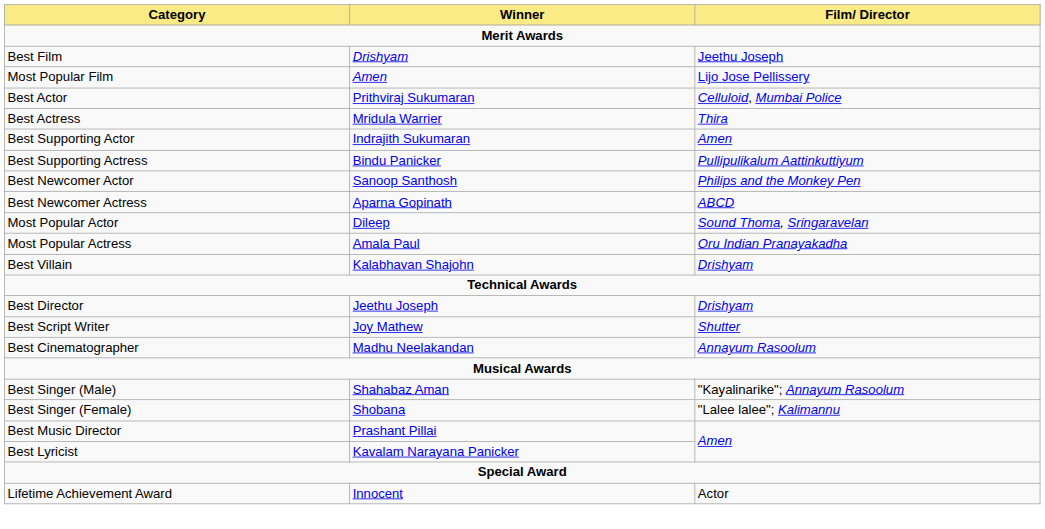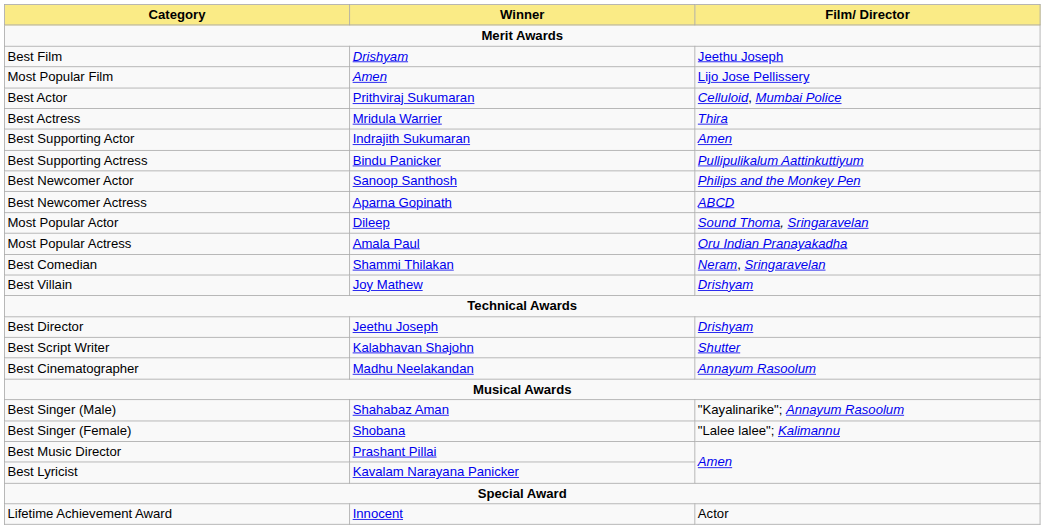+ row: (52, 264)
(413, 264) Kalabhavan Shajohn -> (388, 285) Joy Mathew
(388, 327) Joy Mathew -> (413, 347) Kalabhavan Shajohn
